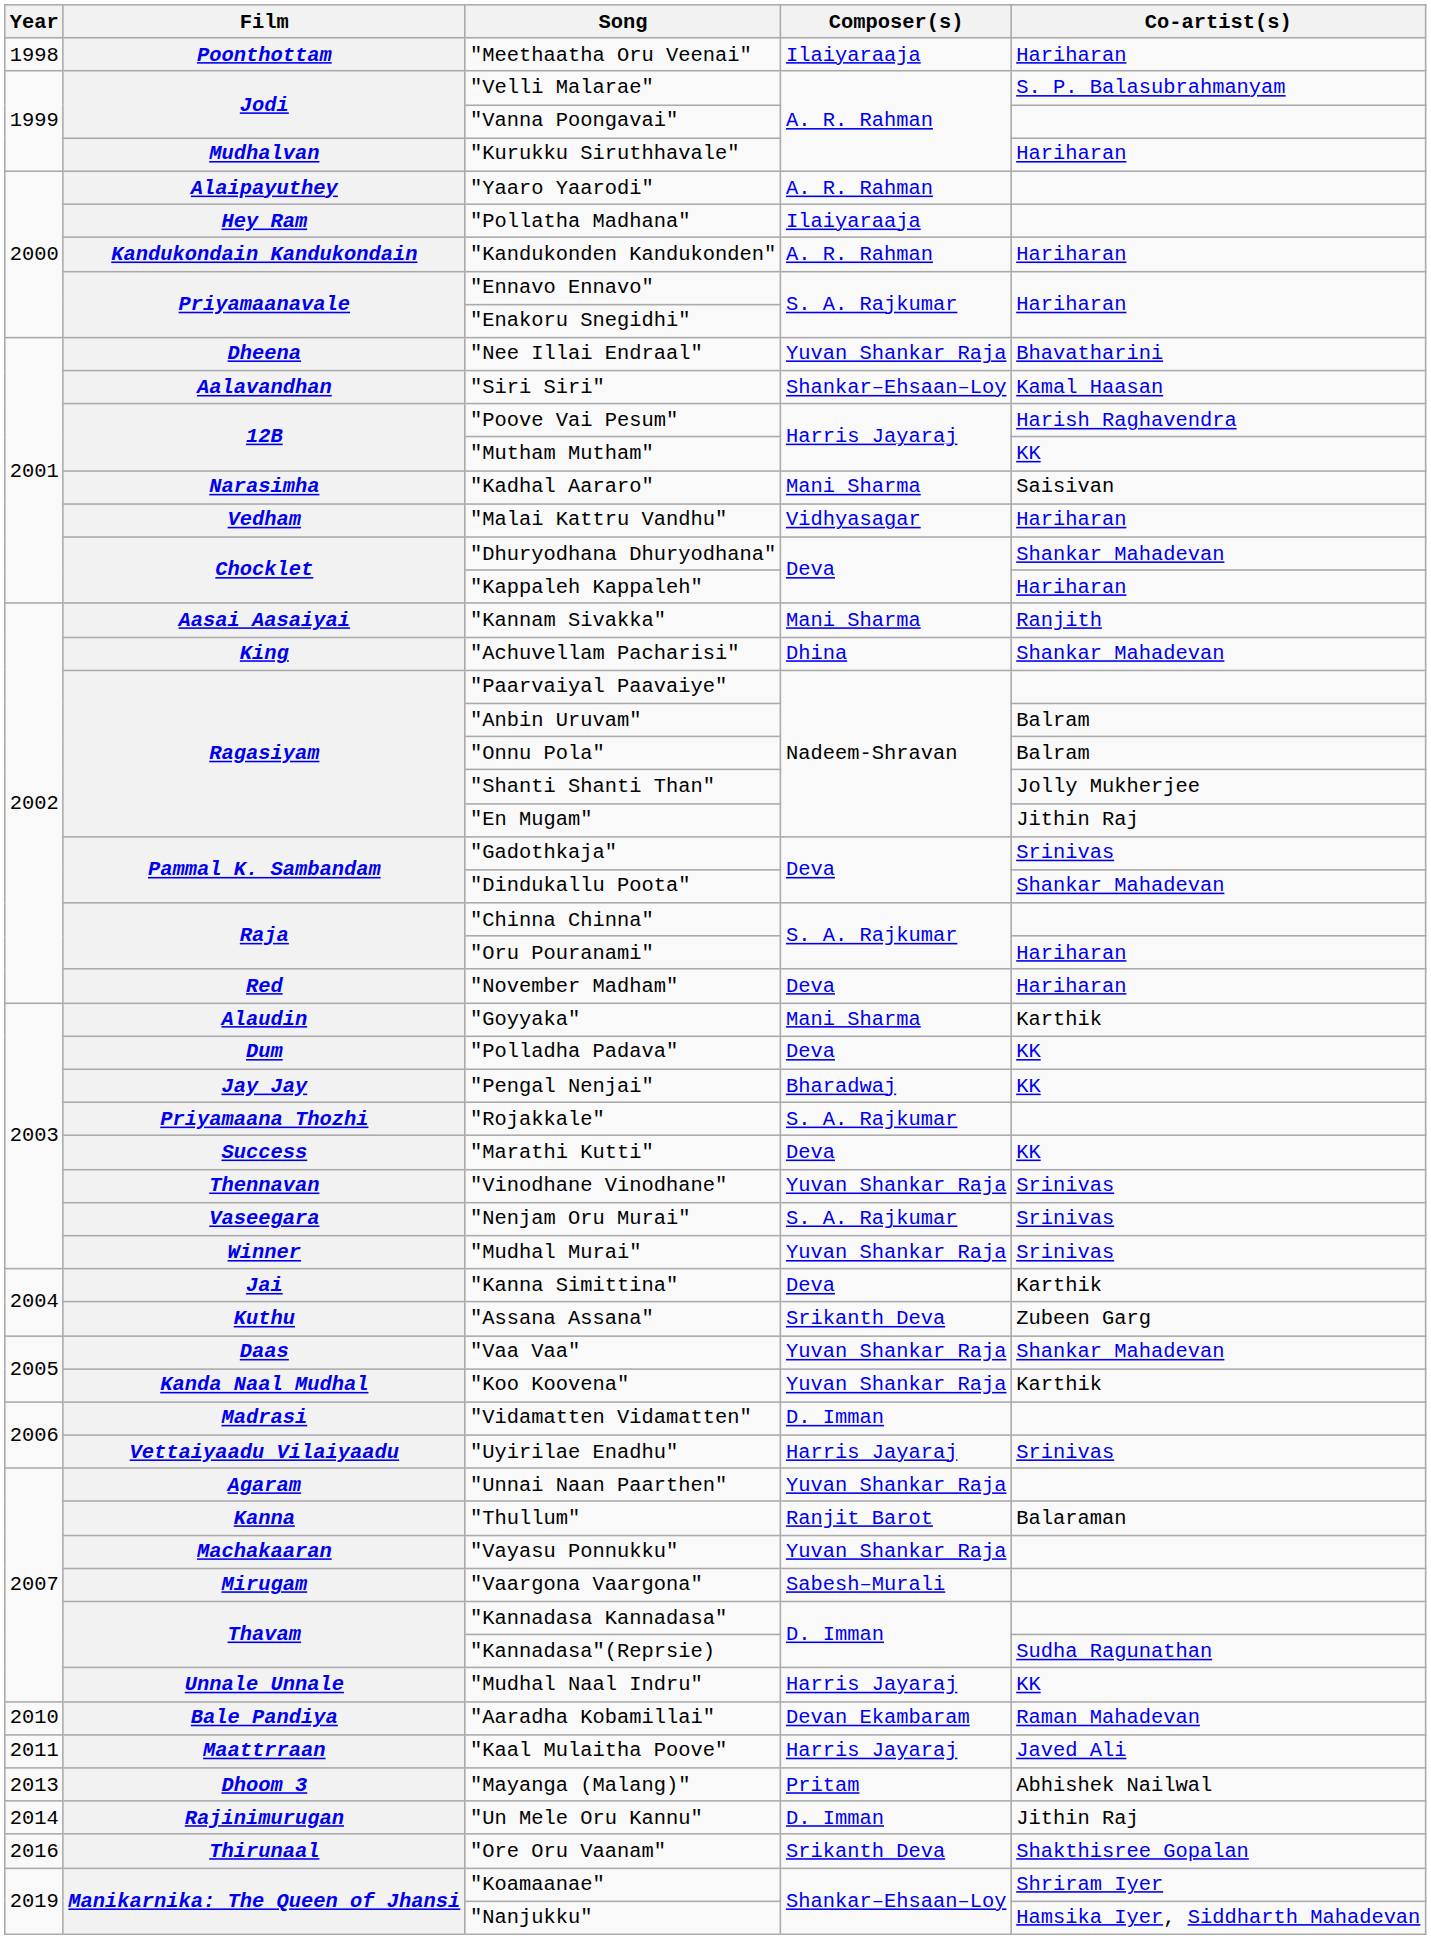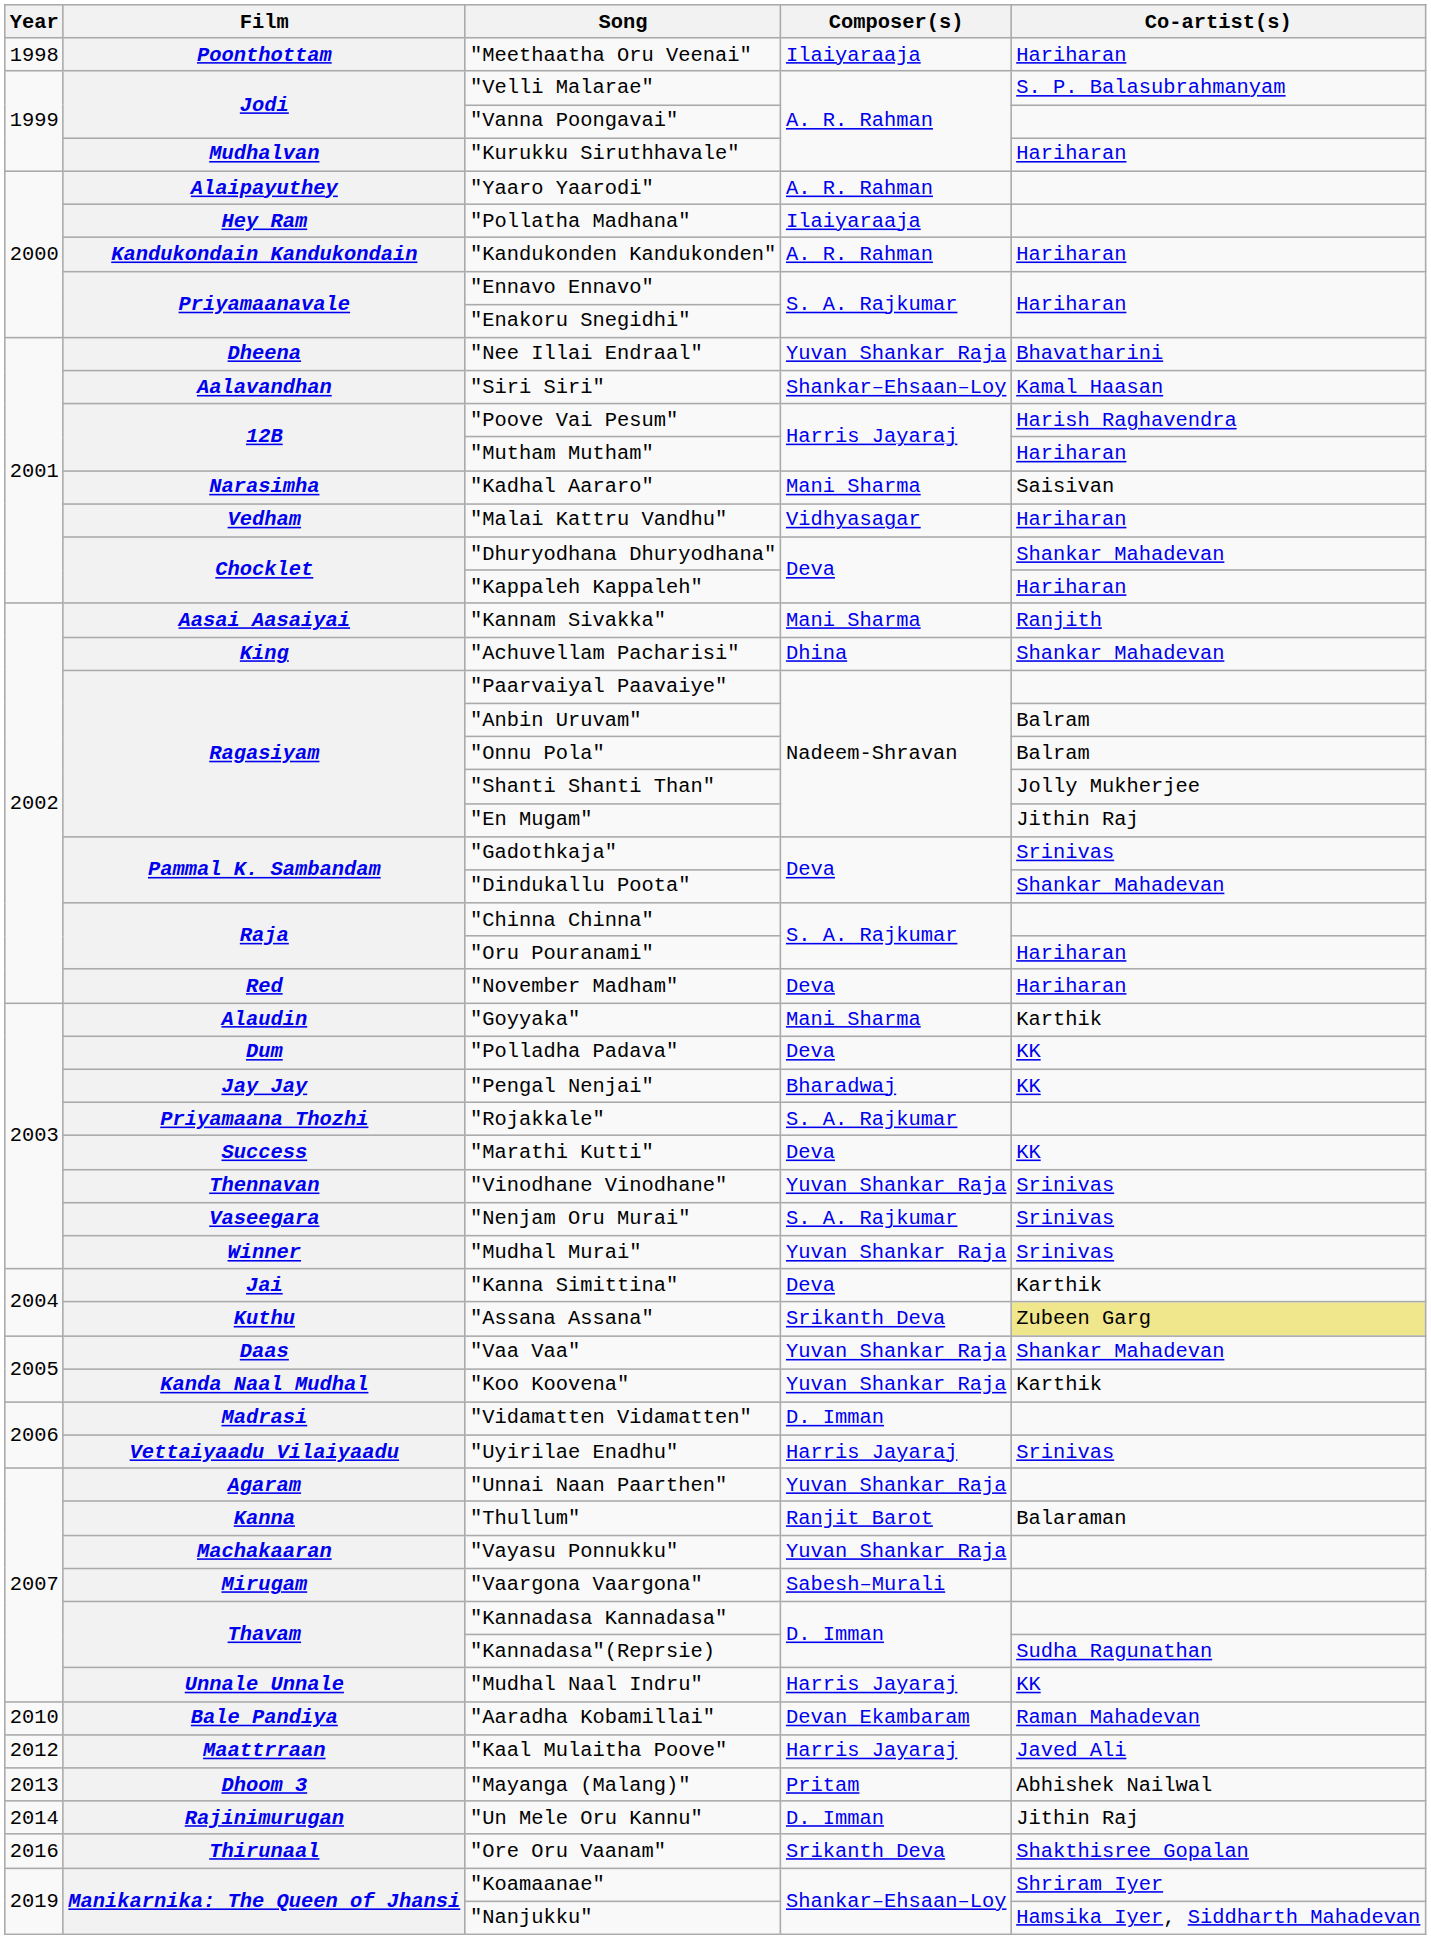(1028, 454) KK -> (1071, 454) Hariharan
(1084, 1319) no background -> (1084, 1319) khaki background
(34, 1751) 2011 -> (34, 1751) 2012
